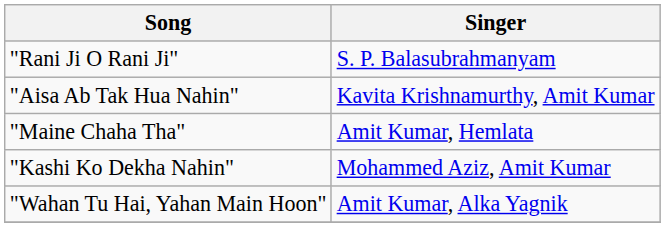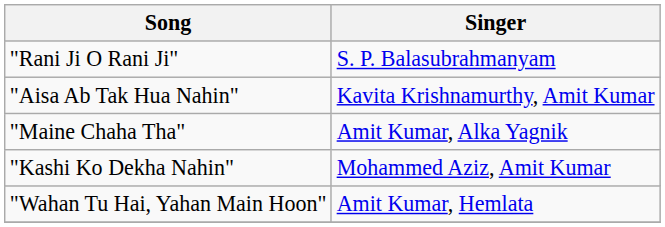(435, 131) Amit Kumar, Hemlata -> (452, 131) Amit Kumar, Alka Yagnik
(452, 204) Amit Kumar, Alka Yagnik -> (435, 204) Amit Kumar, Hemlata
